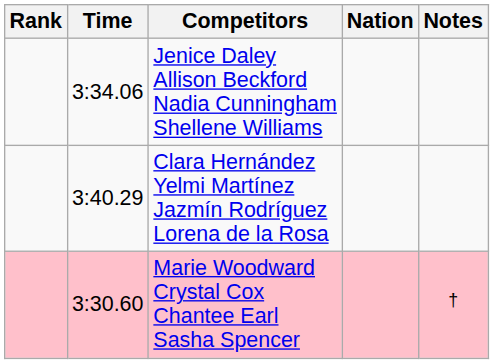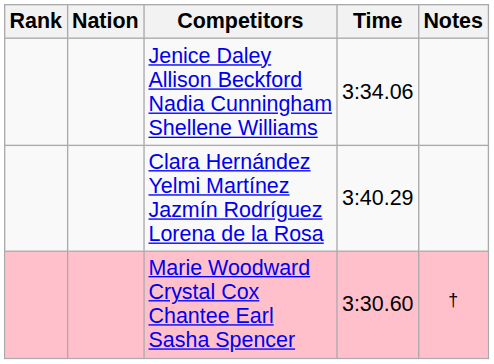columns swapped: (380, 21) <-> (108, 21)
